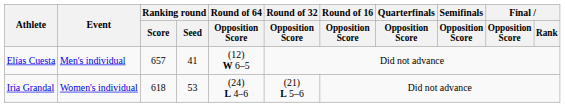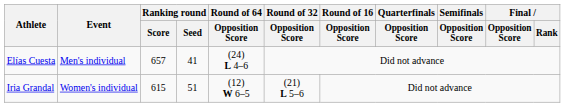(236, 61) (12) W 6–5 -> (236, 61) (24) L 4–6
(158, 88) 618 -> (158, 88) 615
(193, 88) 53 -> (193, 88) 51
(236, 88) (24) L 4–6 -> (236, 88) (12) W 6–5
